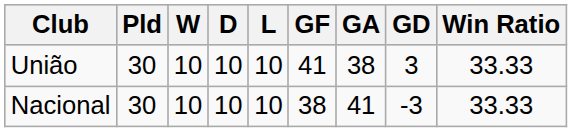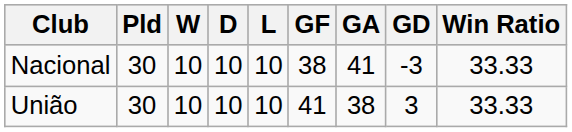rows swapped: (44, 65) <-> (61, 106)
